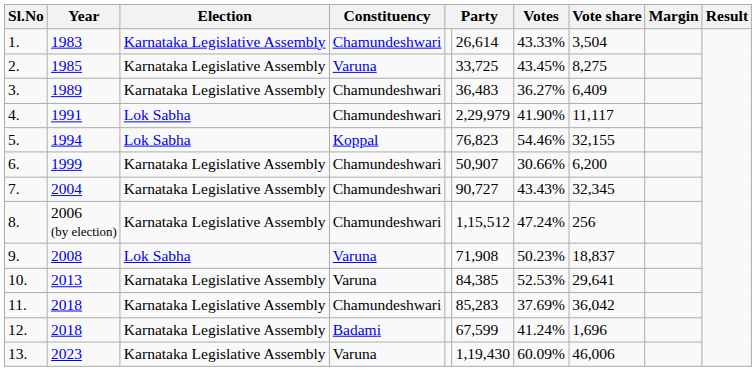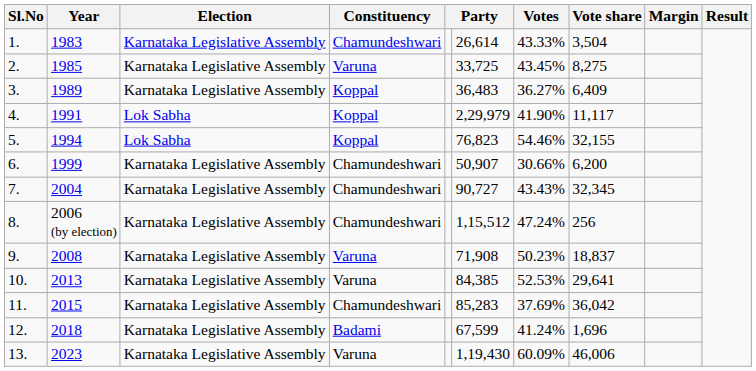(387, 90) Chamundeshwari -> (356, 90) Koppal
(387, 115) Chamundeshwari -> (356, 115) Koppal
(157, 255) Lok Sabha -> (225, 255) Karnataka Legislative Assembly
(67, 305) 2018 -> (67, 305) 2015
